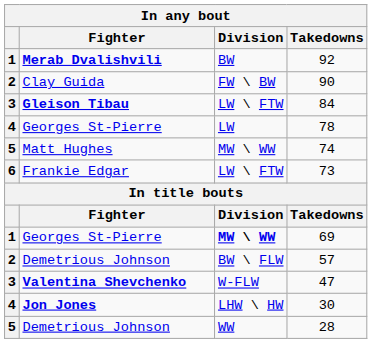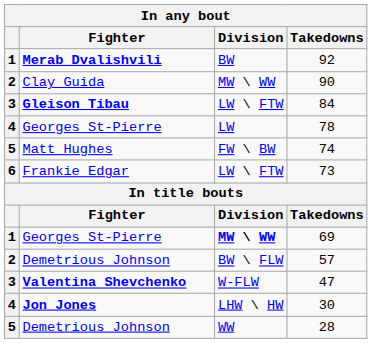(247, 82) FW \ BW -> (247, 82) MW \ WW
(247, 149) MW \ WW -> (247, 149) FW \ BW
